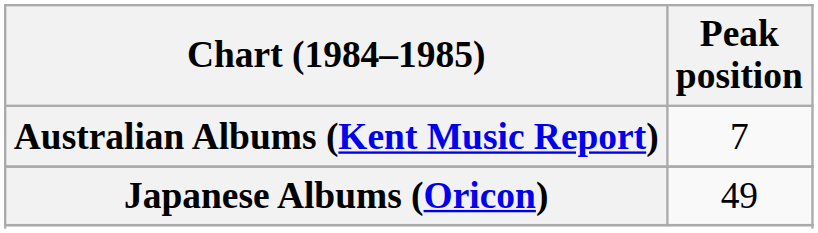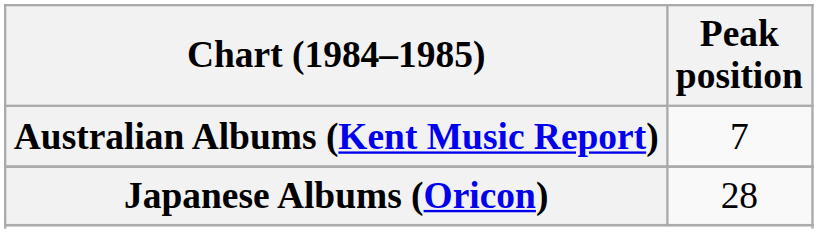(739, 195) 49 -> (739, 195) 28
